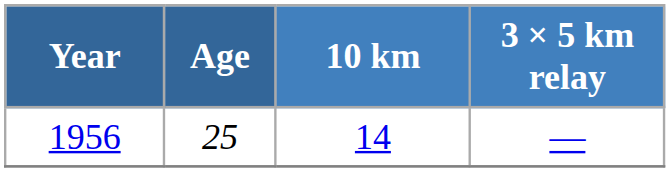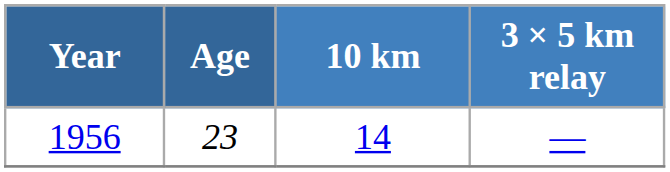(220, 136) 25 -> (220, 136) 23
